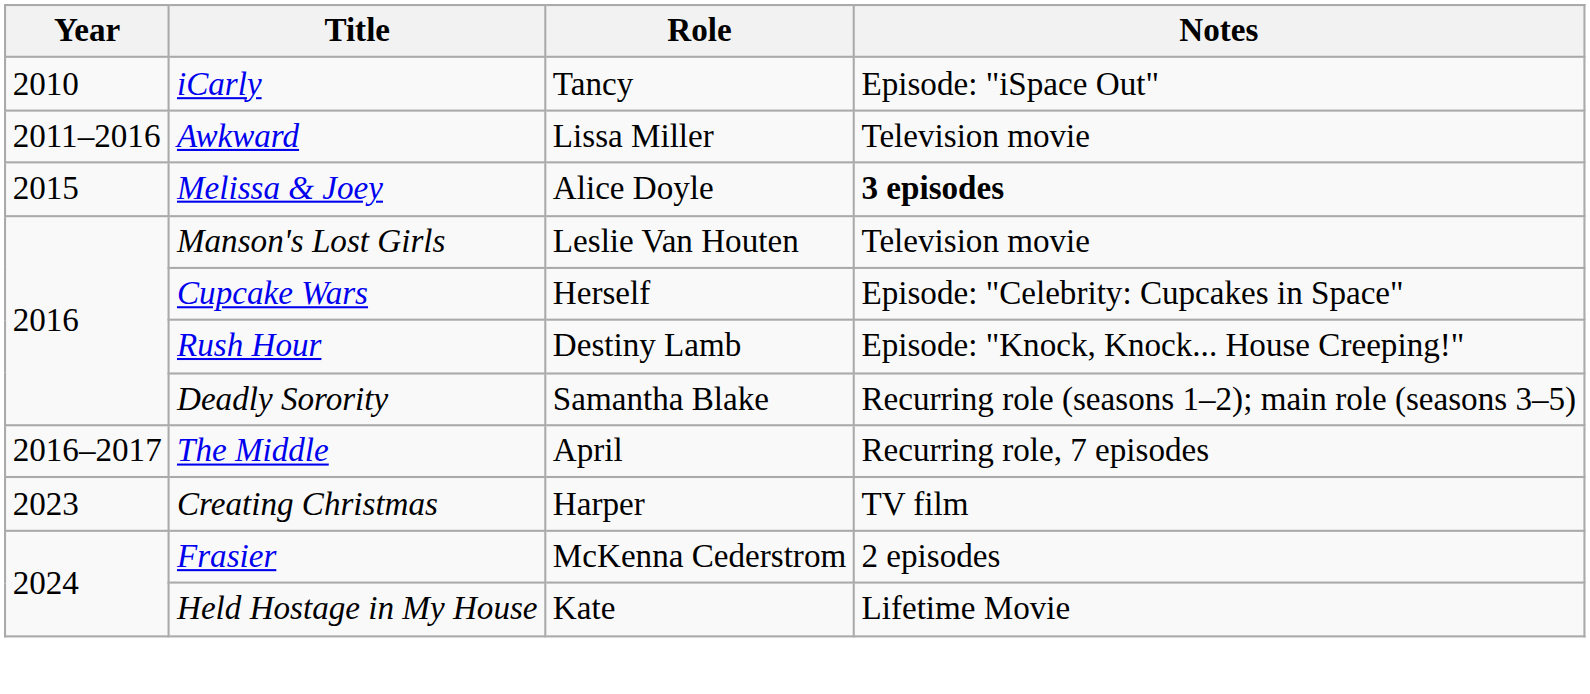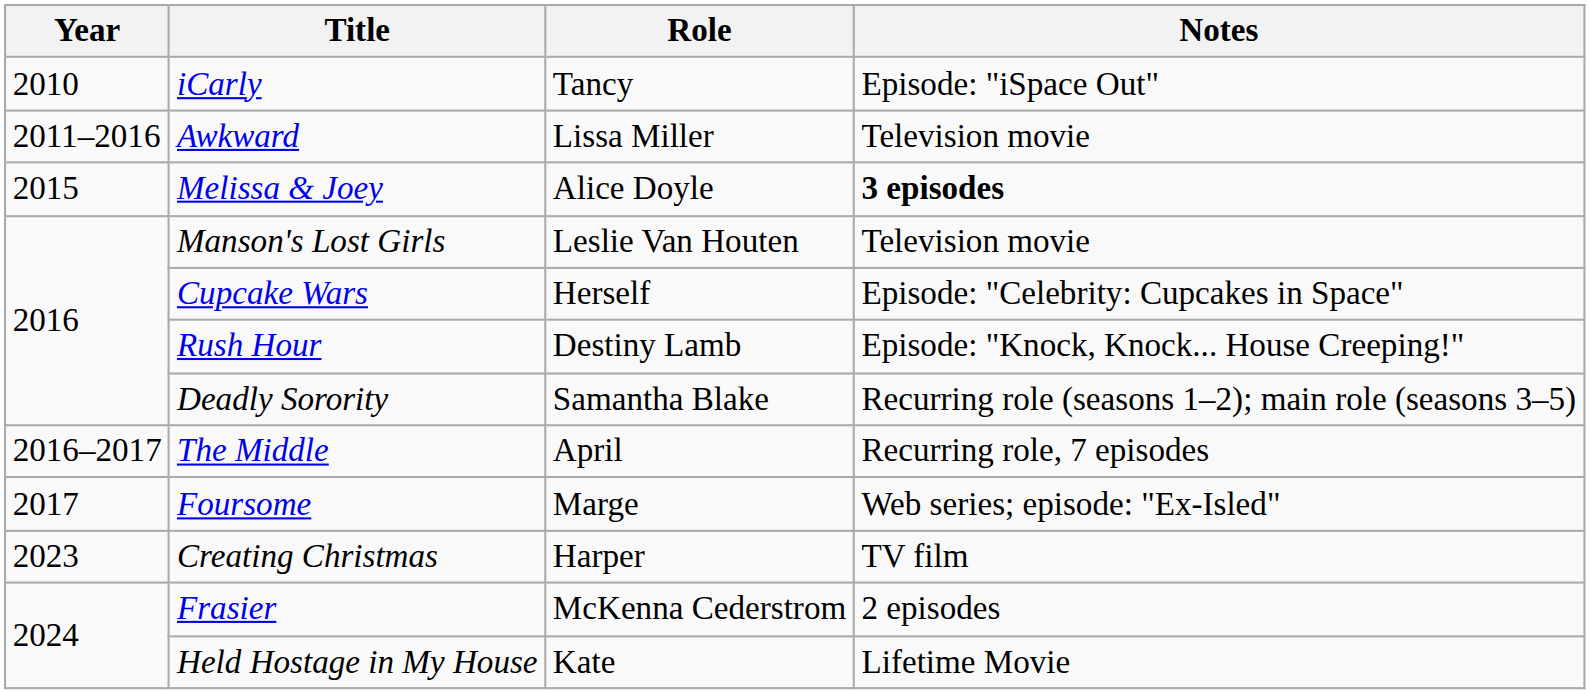+ row: (244, 503)
